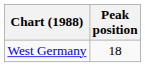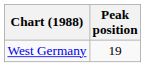(115, 51) 18 -> (115, 51) 19
